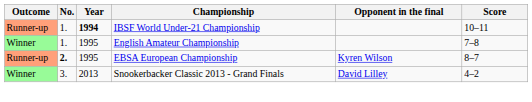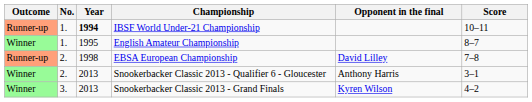(472, 43) 7–8 -> (472, 43) 8–7
(64, 58) bold -> (64, 58) normal
(88, 58) 1995 -> (88, 58) 1998
(365, 58) Kyren Wilson -> (363, 58) David Lilley
(472, 58) 8–7 -> (472, 58) 7–8
+ row: (220, 74)
(363, 74) David Lilley -> (365, 89) Kyren Wilson
